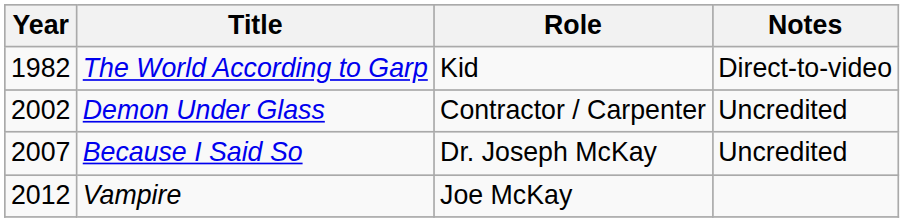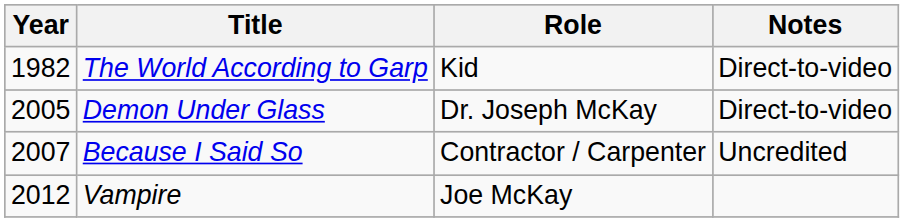(41, 110) 2002 -> (41, 110) 2005
(573, 110) Contractor / Carpenter -> (549, 110) Dr. Joseph McKay
(783, 110) Uncredited -> (805, 110) Direct-to-video
(549, 152) Dr. Joseph McKay -> (573, 152) Contractor / Carpenter
